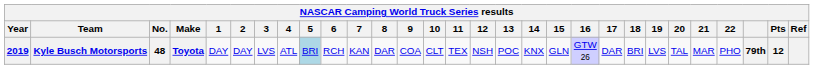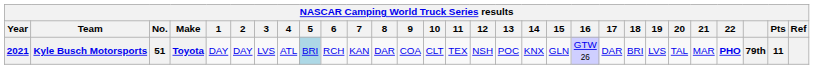(18, 51) 2019 -> (18, 51) 2021
(160, 51) 48 -> (160, 51) 51
(730, 51) normal -> (730, 51) bold
(778, 51) 12 -> (778, 51) 11
